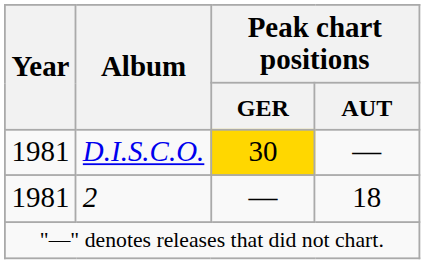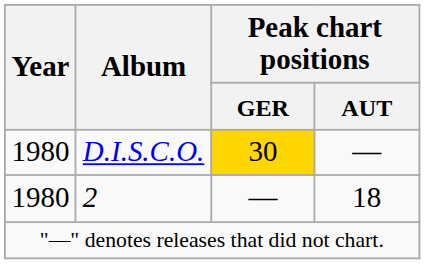(41, 151) 1981 -> (41, 151) 1980
(41, 197) 1981 -> (41, 197) 1980
